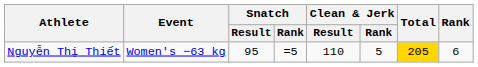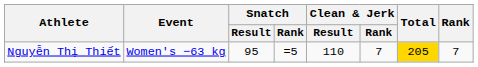(379, 52) 5 -> (379, 52) 7
(456, 52) 6 -> (456, 52) 7
